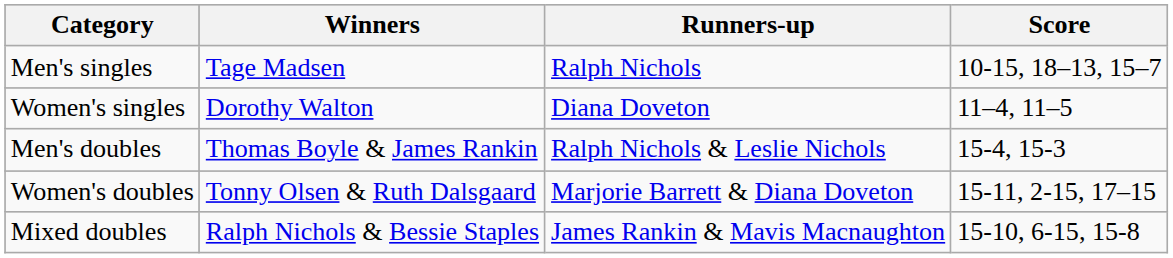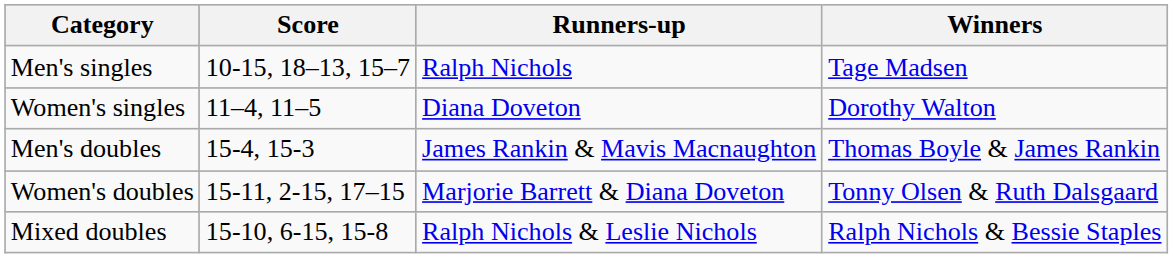columns swapped: (372, 25) <-> (1059, 25)
(718, 149) Ralph Nichols & Leslie Nichols -> (619, 149) James Rankin & Mavis Macnaughton
(748, 231) James Rankin & Mavis Macnaughton -> (589, 231) Ralph Nichols & Leslie Nichols
